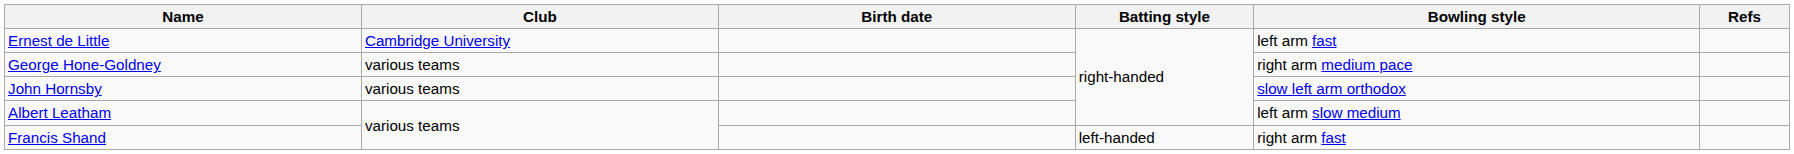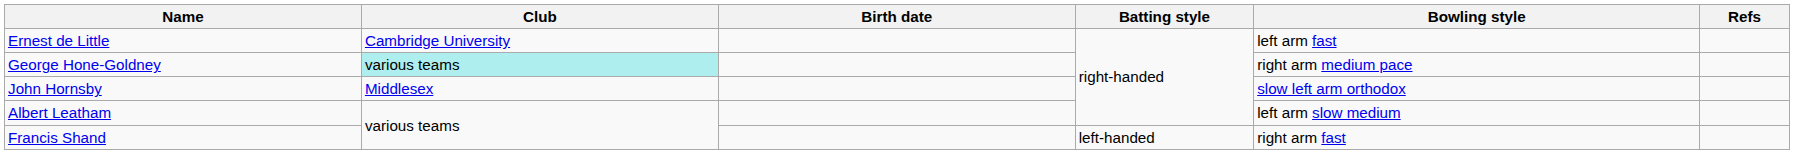(412, 65) no background -> (412, 65) paleturquoise background
(412, 89) various teams -> (399, 89) Middlesex
